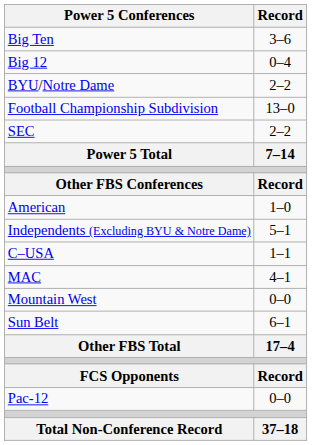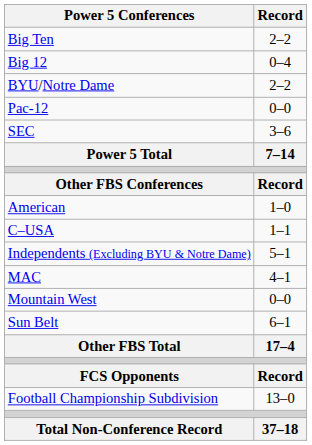(280, 39) 3–6 -> (280, 39) 2–2
rows swapped: (28, 398) <-> (113, 108)
(280, 131) 2–2 -> (280, 131) 3–6
rows swapped: (31, 253) <-> (129, 230)
